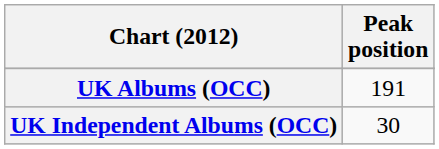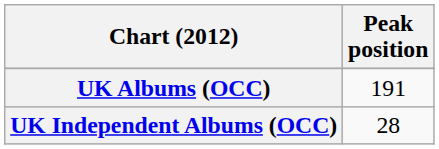(388, 125) 30 -> (388, 125) 28
